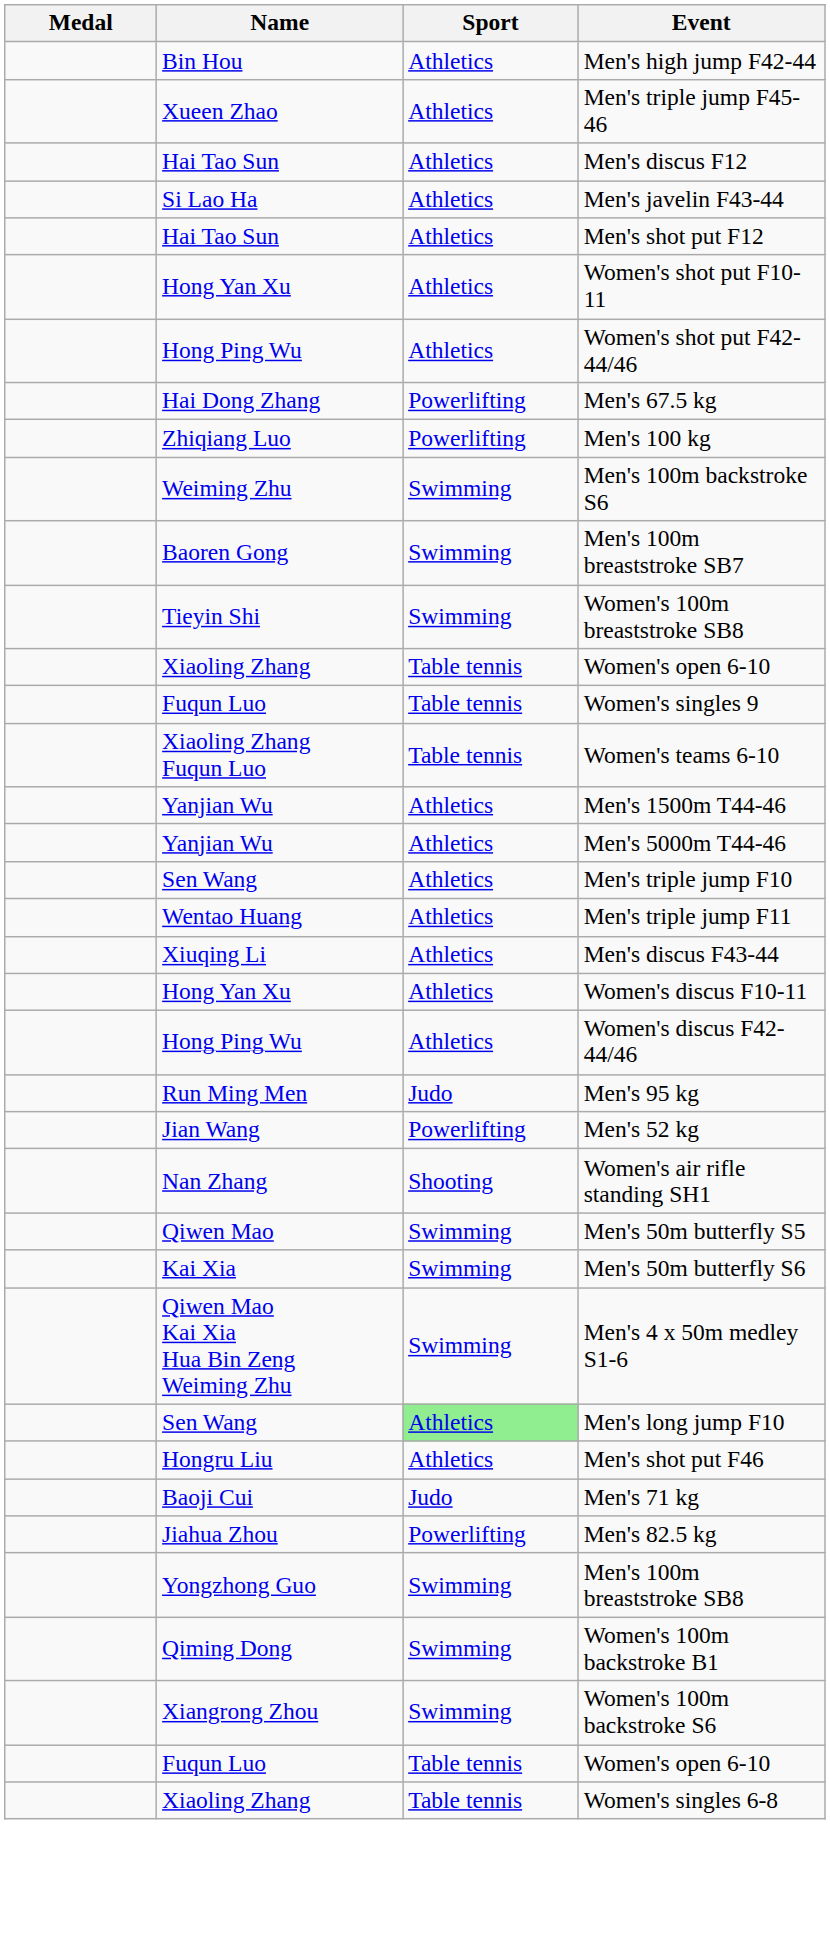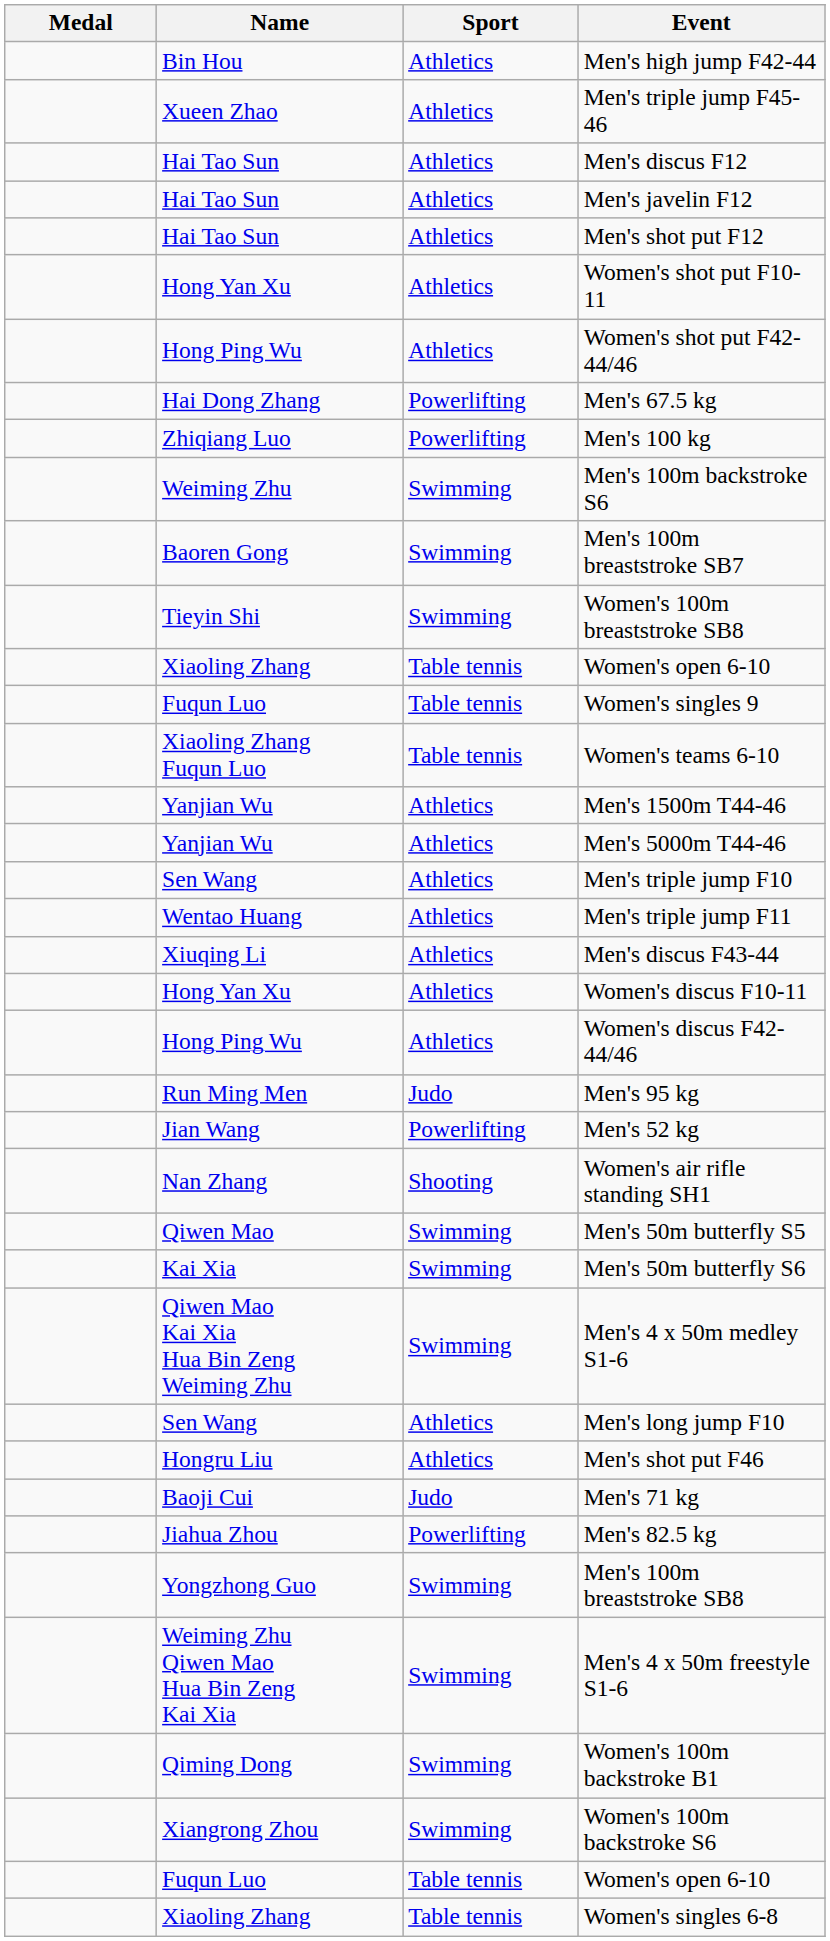+ row: (221, 198)
- row: (210, 198)
(451, 1422) lightgreen background -> (451, 1422) no background
+ row: (229, 1675)
